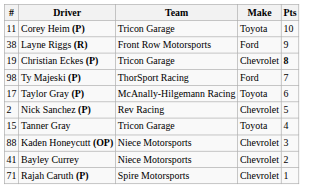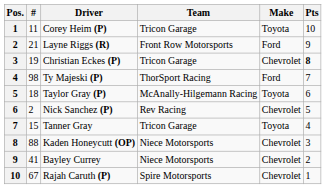+ column: (15, 12)
(12, 45) 38 -> (33, 45) 21
(12, 94) 17 -> (33, 94) 18
(12, 175) 71 -> (33, 175) 67
